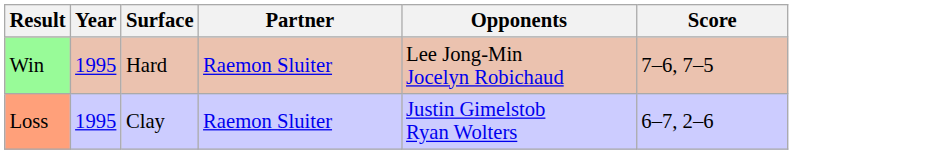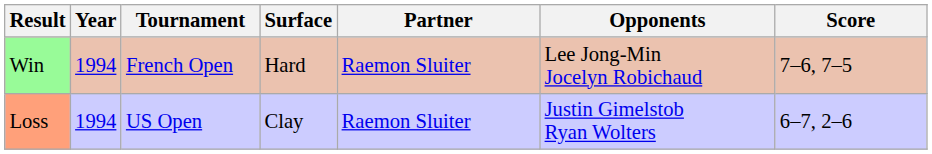+ column: (190, 20)
(96, 65) 1995 -> (96, 65) 1994
(96, 121) 1995 -> (96, 121) 1994
